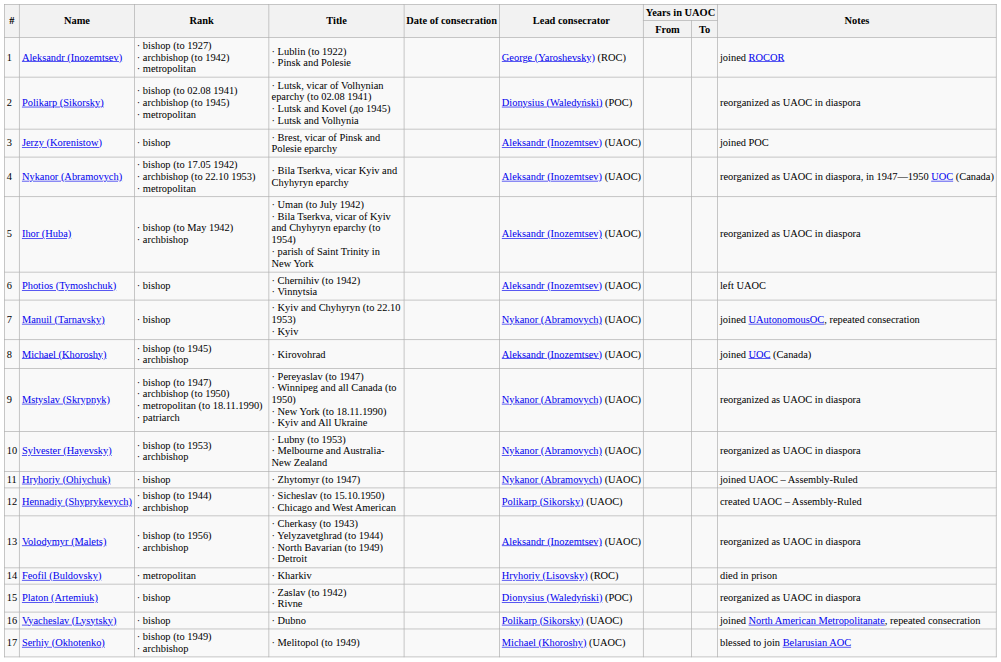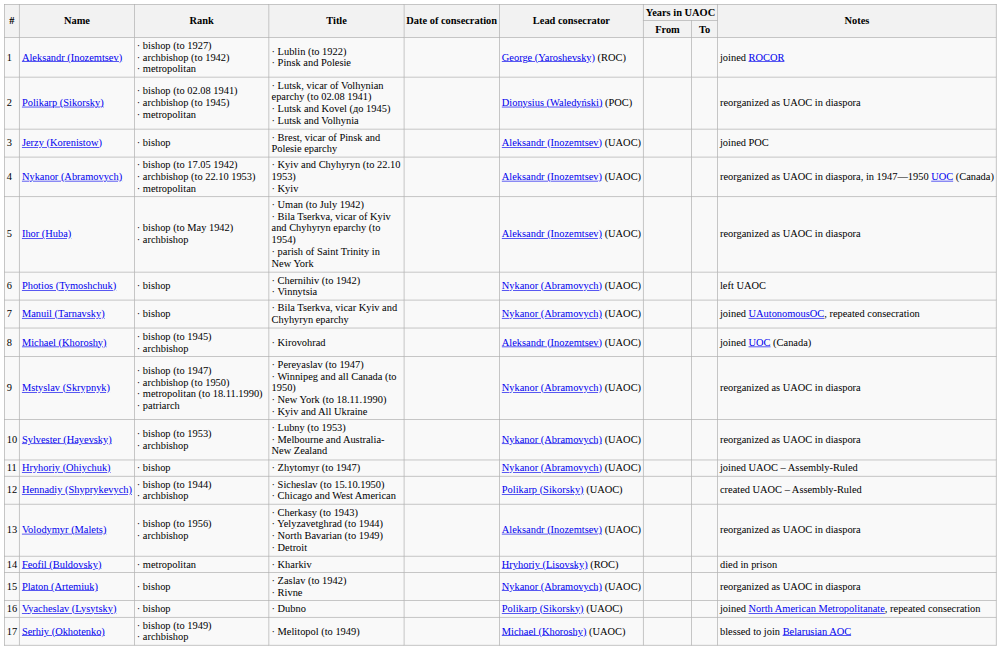(334, 177) · Bila Tserkva, vicar Kyiv and Chyhyryn eparchy -> (336, 177) · Kyiv and Chyhyryn (to 22.10 1953) · Kyiv
(571, 286) Aleksandr (Inozemtsev) (UAOC) -> (571, 286) Nykanor (Abramovych) (UAOC)
(336, 320) · Kyiv and Chyhyryn (to 22.10 1953) · Kyiv -> (334, 314) · Bila Tserkva, vicar Kyiv and Chyhyryn eparchy
(567, 598) Dionysius (Waledyński) (POC) -> (571, 586) Nykanor (Abramovych) (UAOC)
